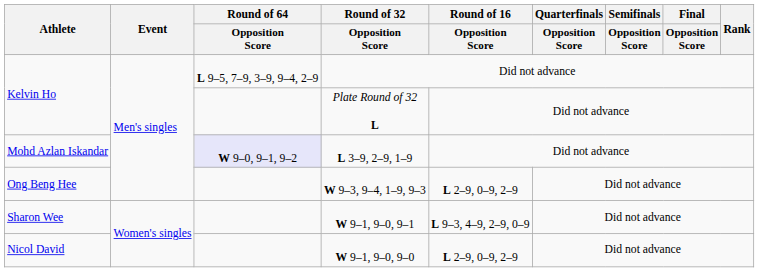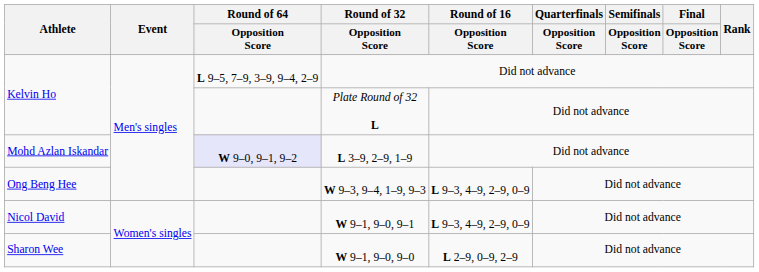(480, 191) L 2–9, 0–9, 2–9 -> (480, 191) L 9–3, 4–9, 2–9, 0–9
(35, 217) Sharon Wee -> (36, 217) Nicol David
(36, 250) Nicol David -> (35, 250) Sharon Wee
